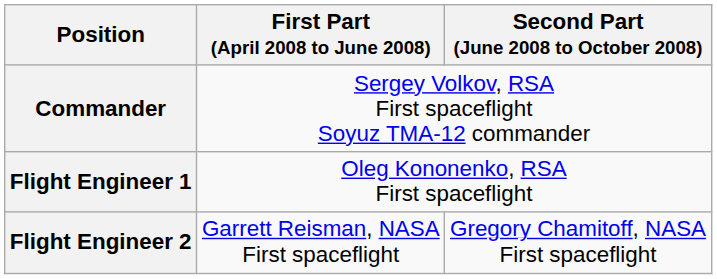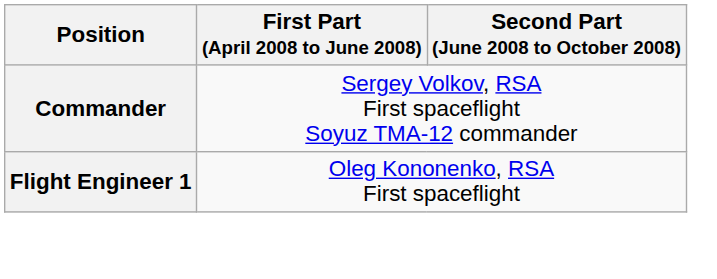- row: (101, 242)
